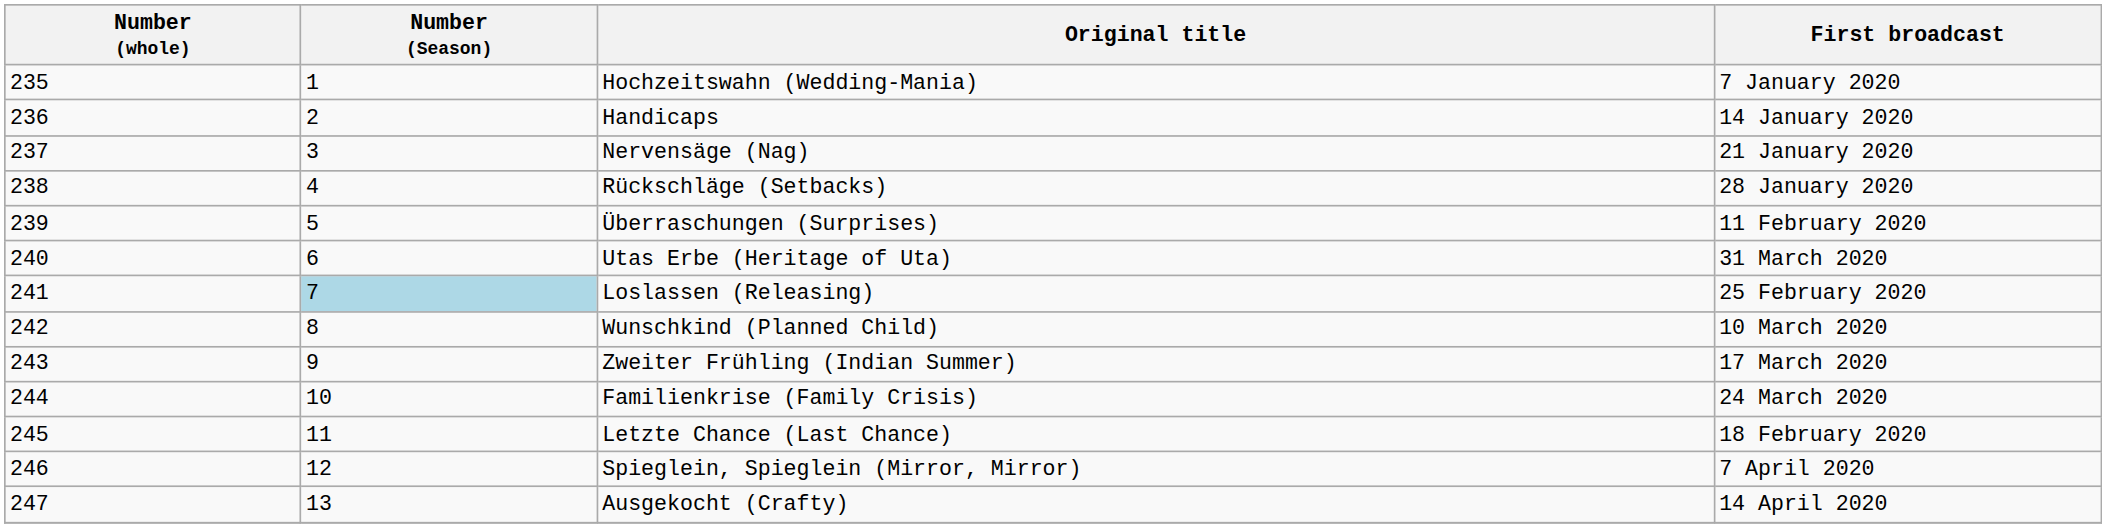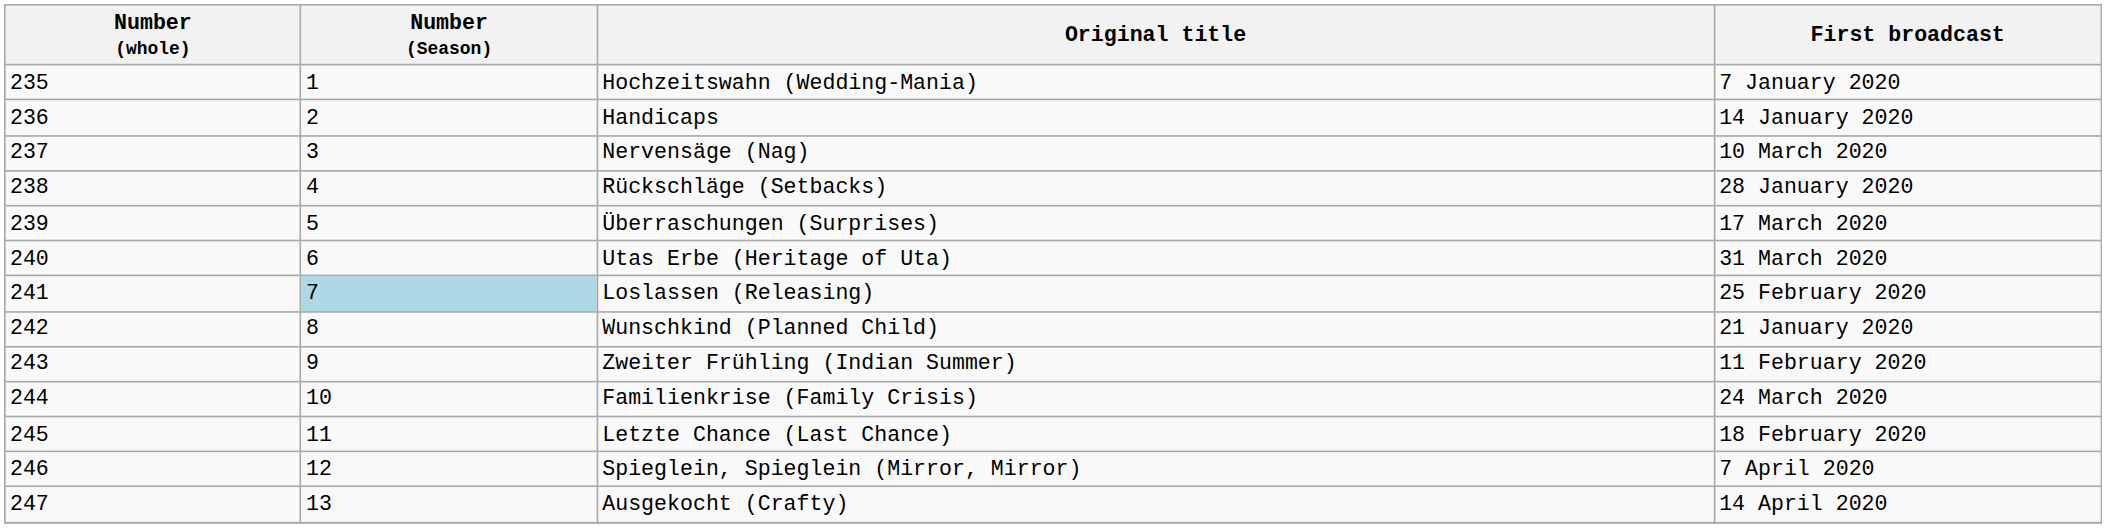(1816, 153) 21 January 2020 -> (1803, 153) 10 March 2020
(1823, 223) 11 February 2020 -> (1803, 223) 17 March 2020
(1803, 329) 10 March 2020 -> (1816, 329) 21 January 2020
(1803, 364) 17 March 2020 -> (1823, 364) 11 February 2020
